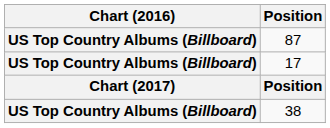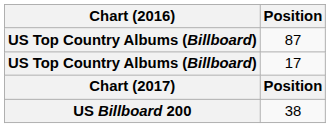(132, 110) US Top Country Albums (Billboard) -> (132, 110) US Billboard 200
